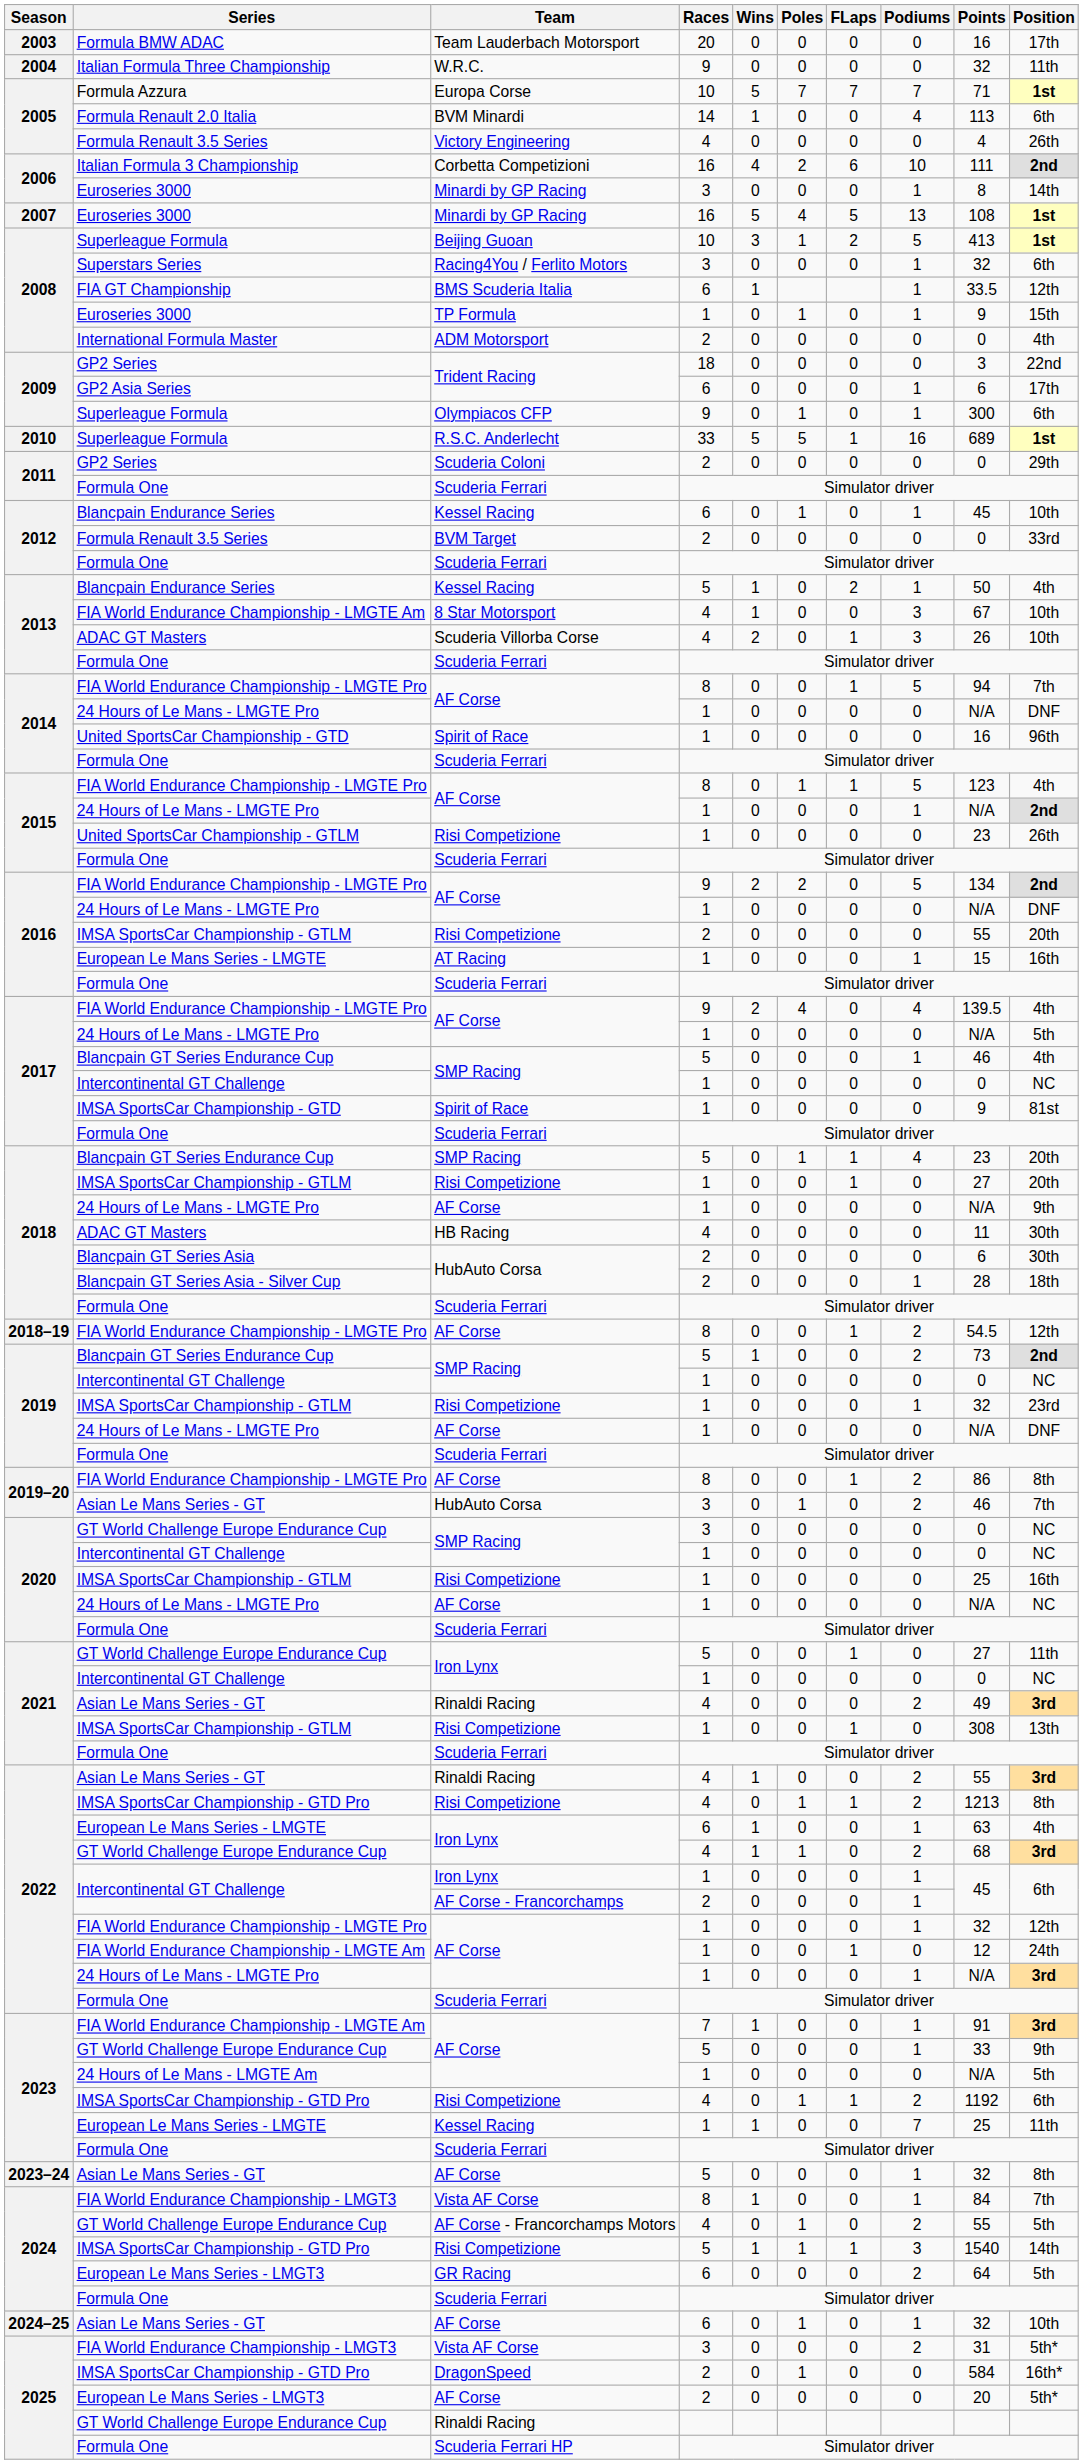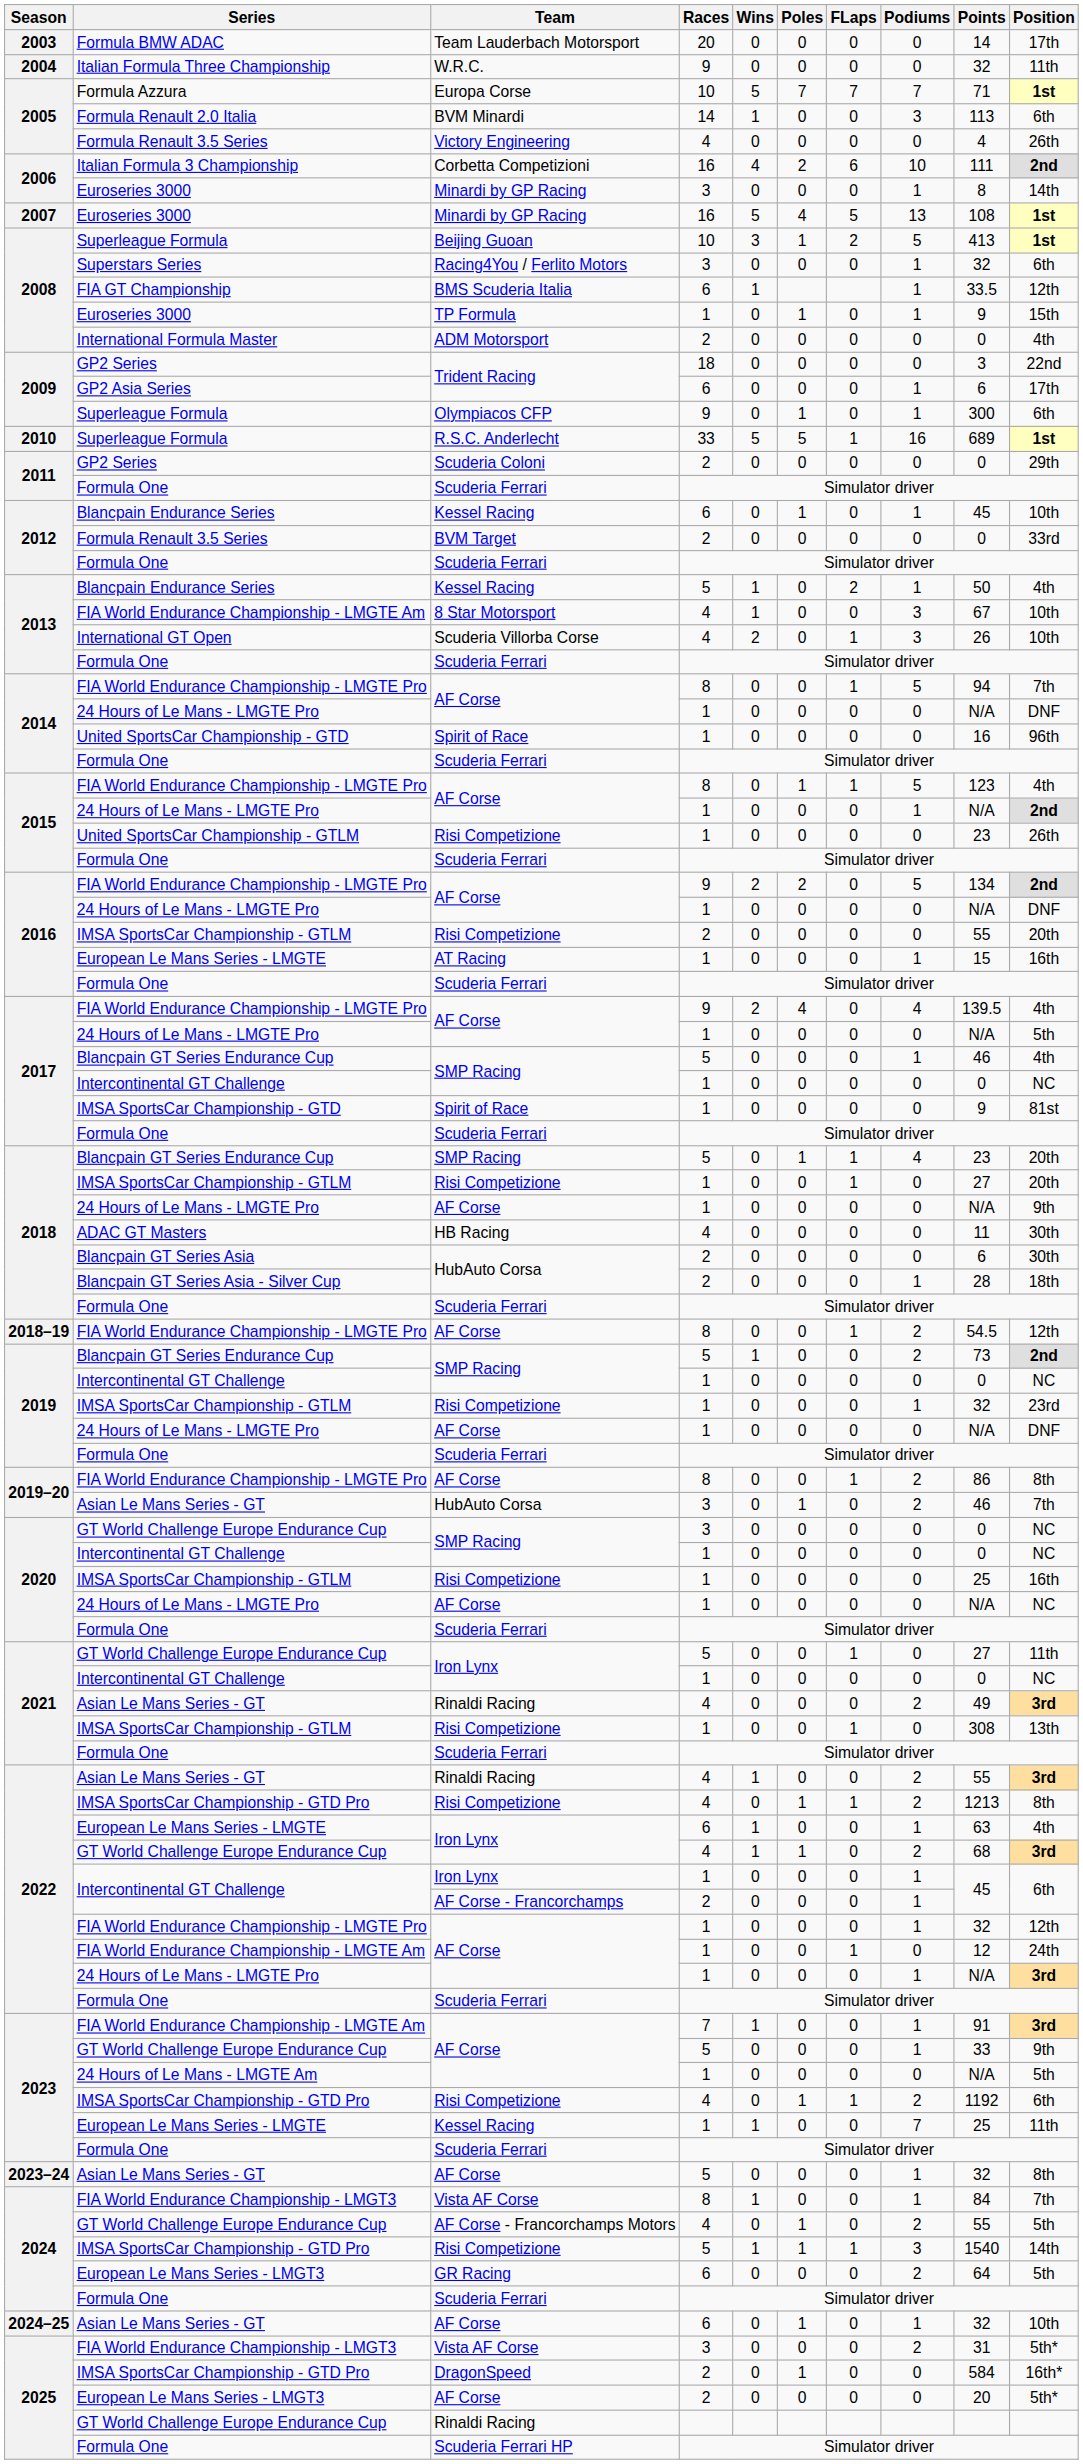(982, 42) 16 -> (982, 42) 14
(917, 117) 4 -> (917, 117) 3
(141, 637) ADAC GT Masters -> (154, 637) International GT Open
